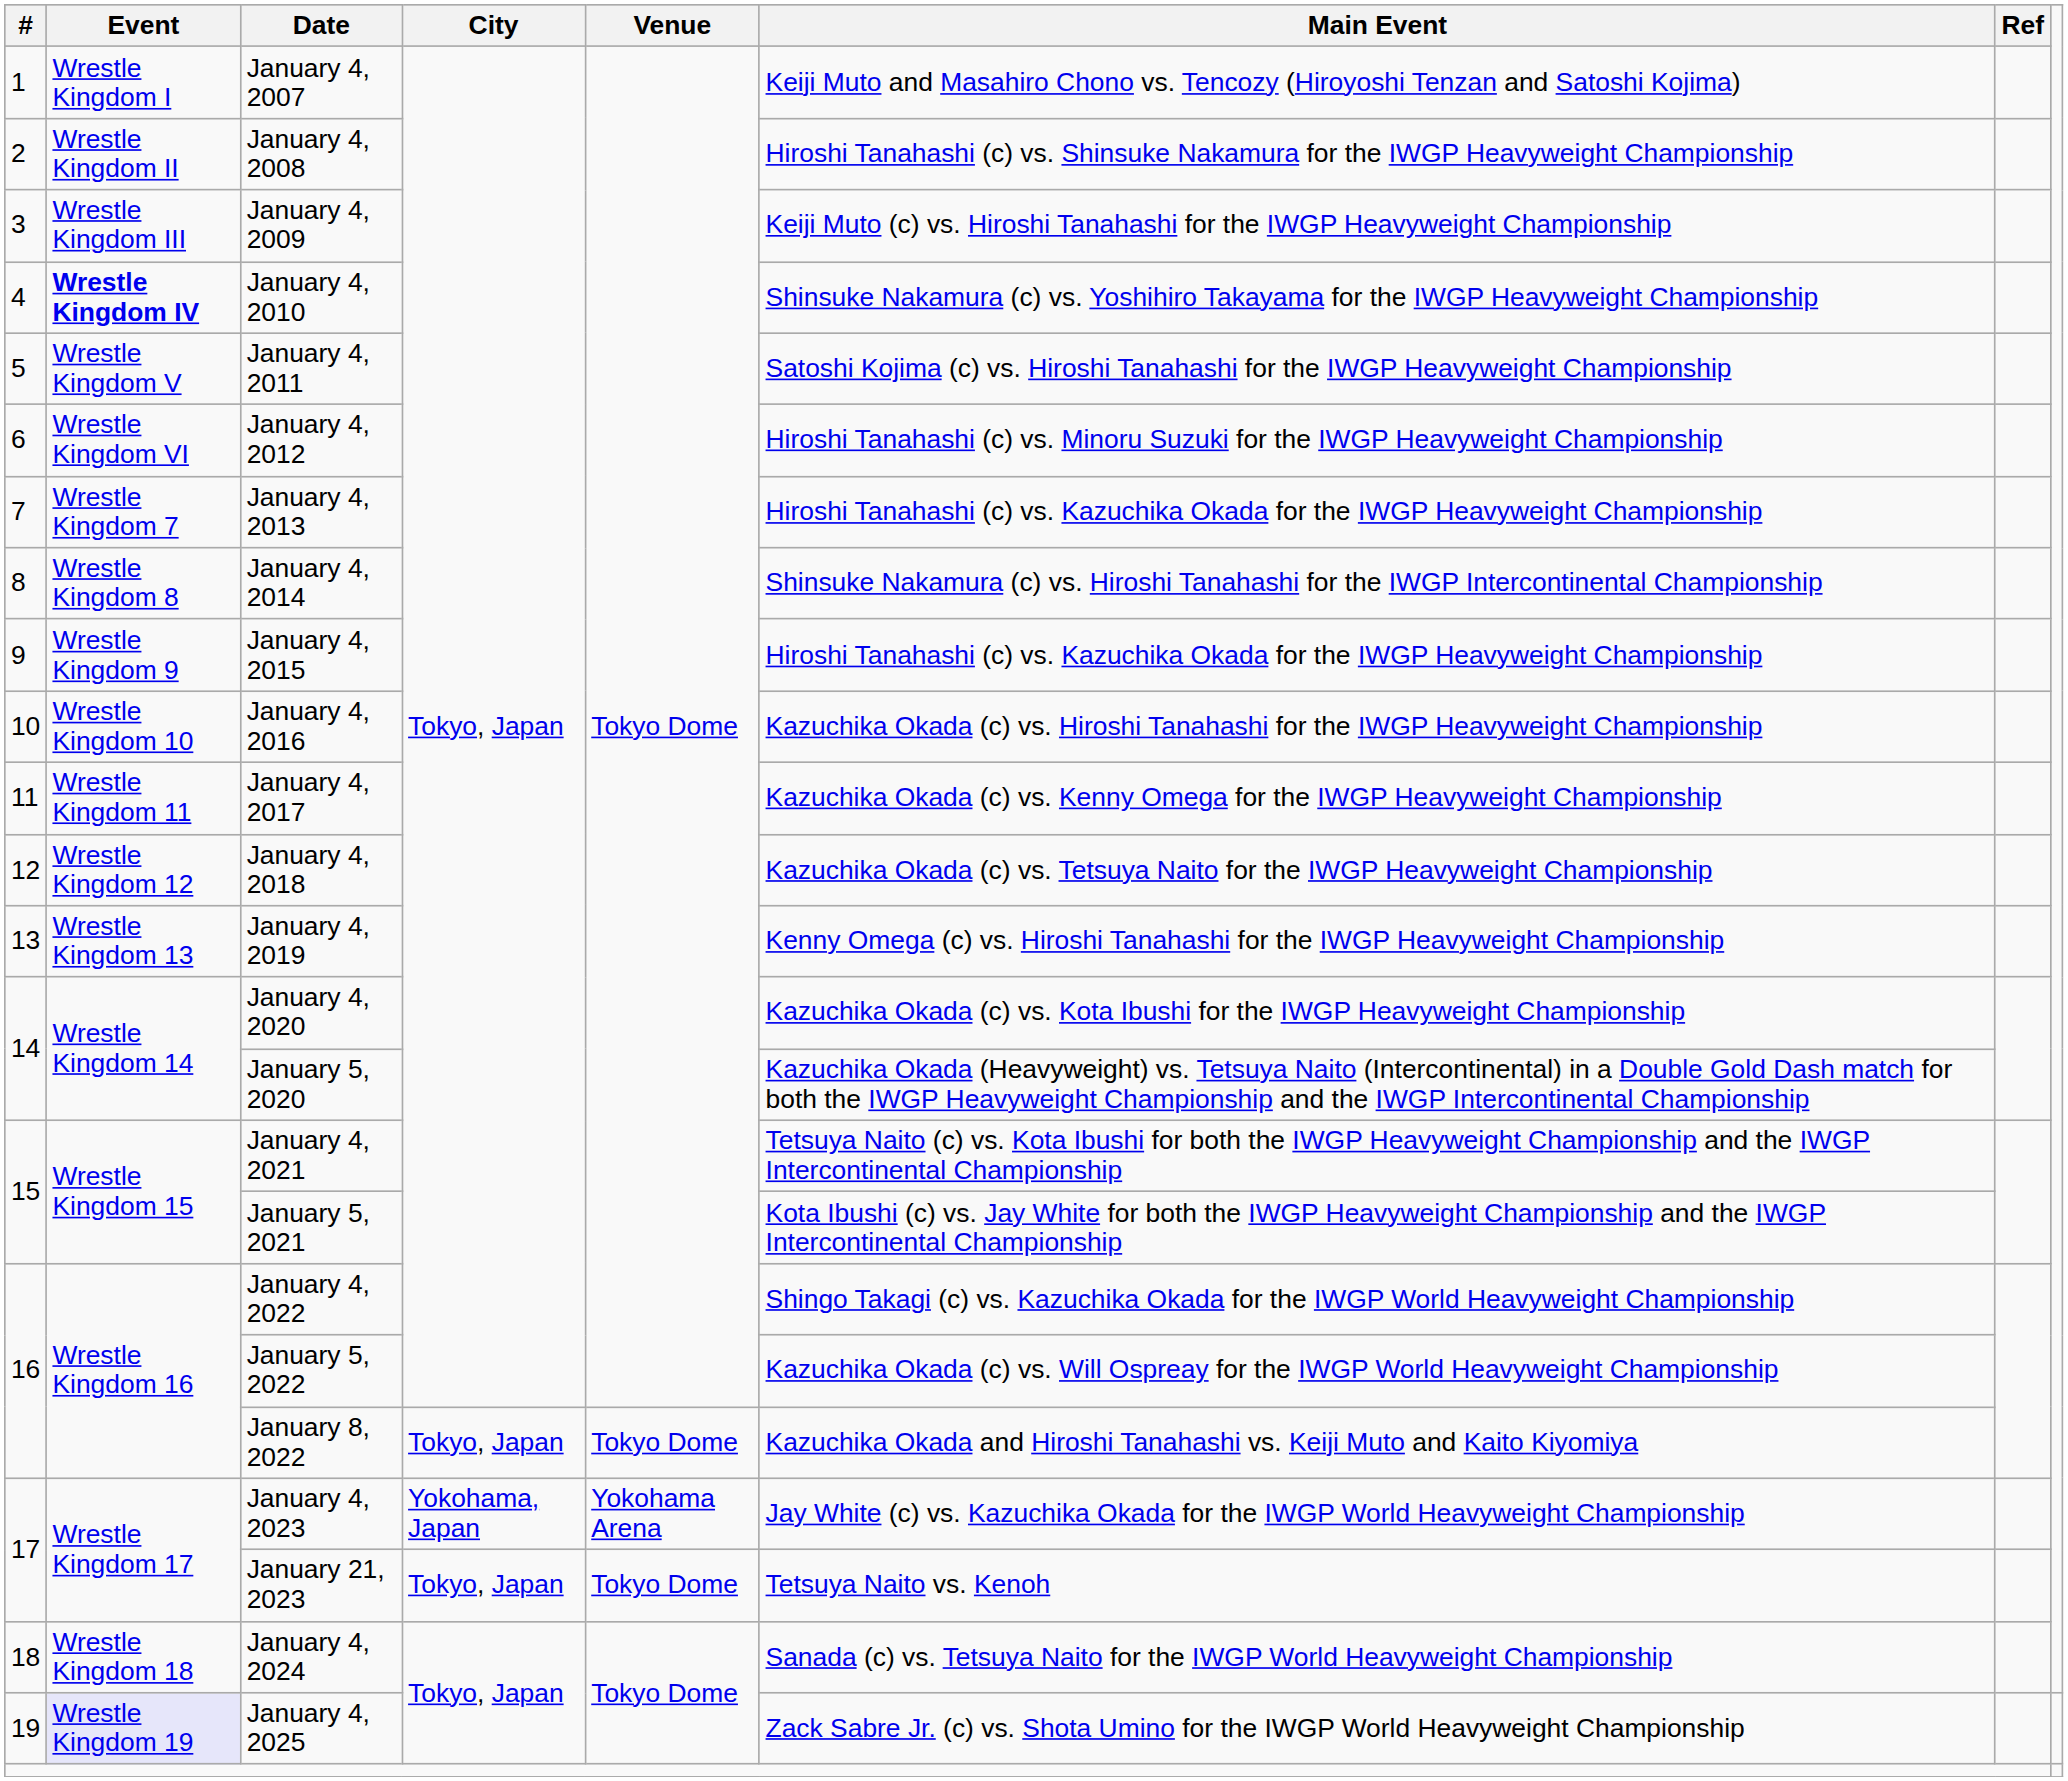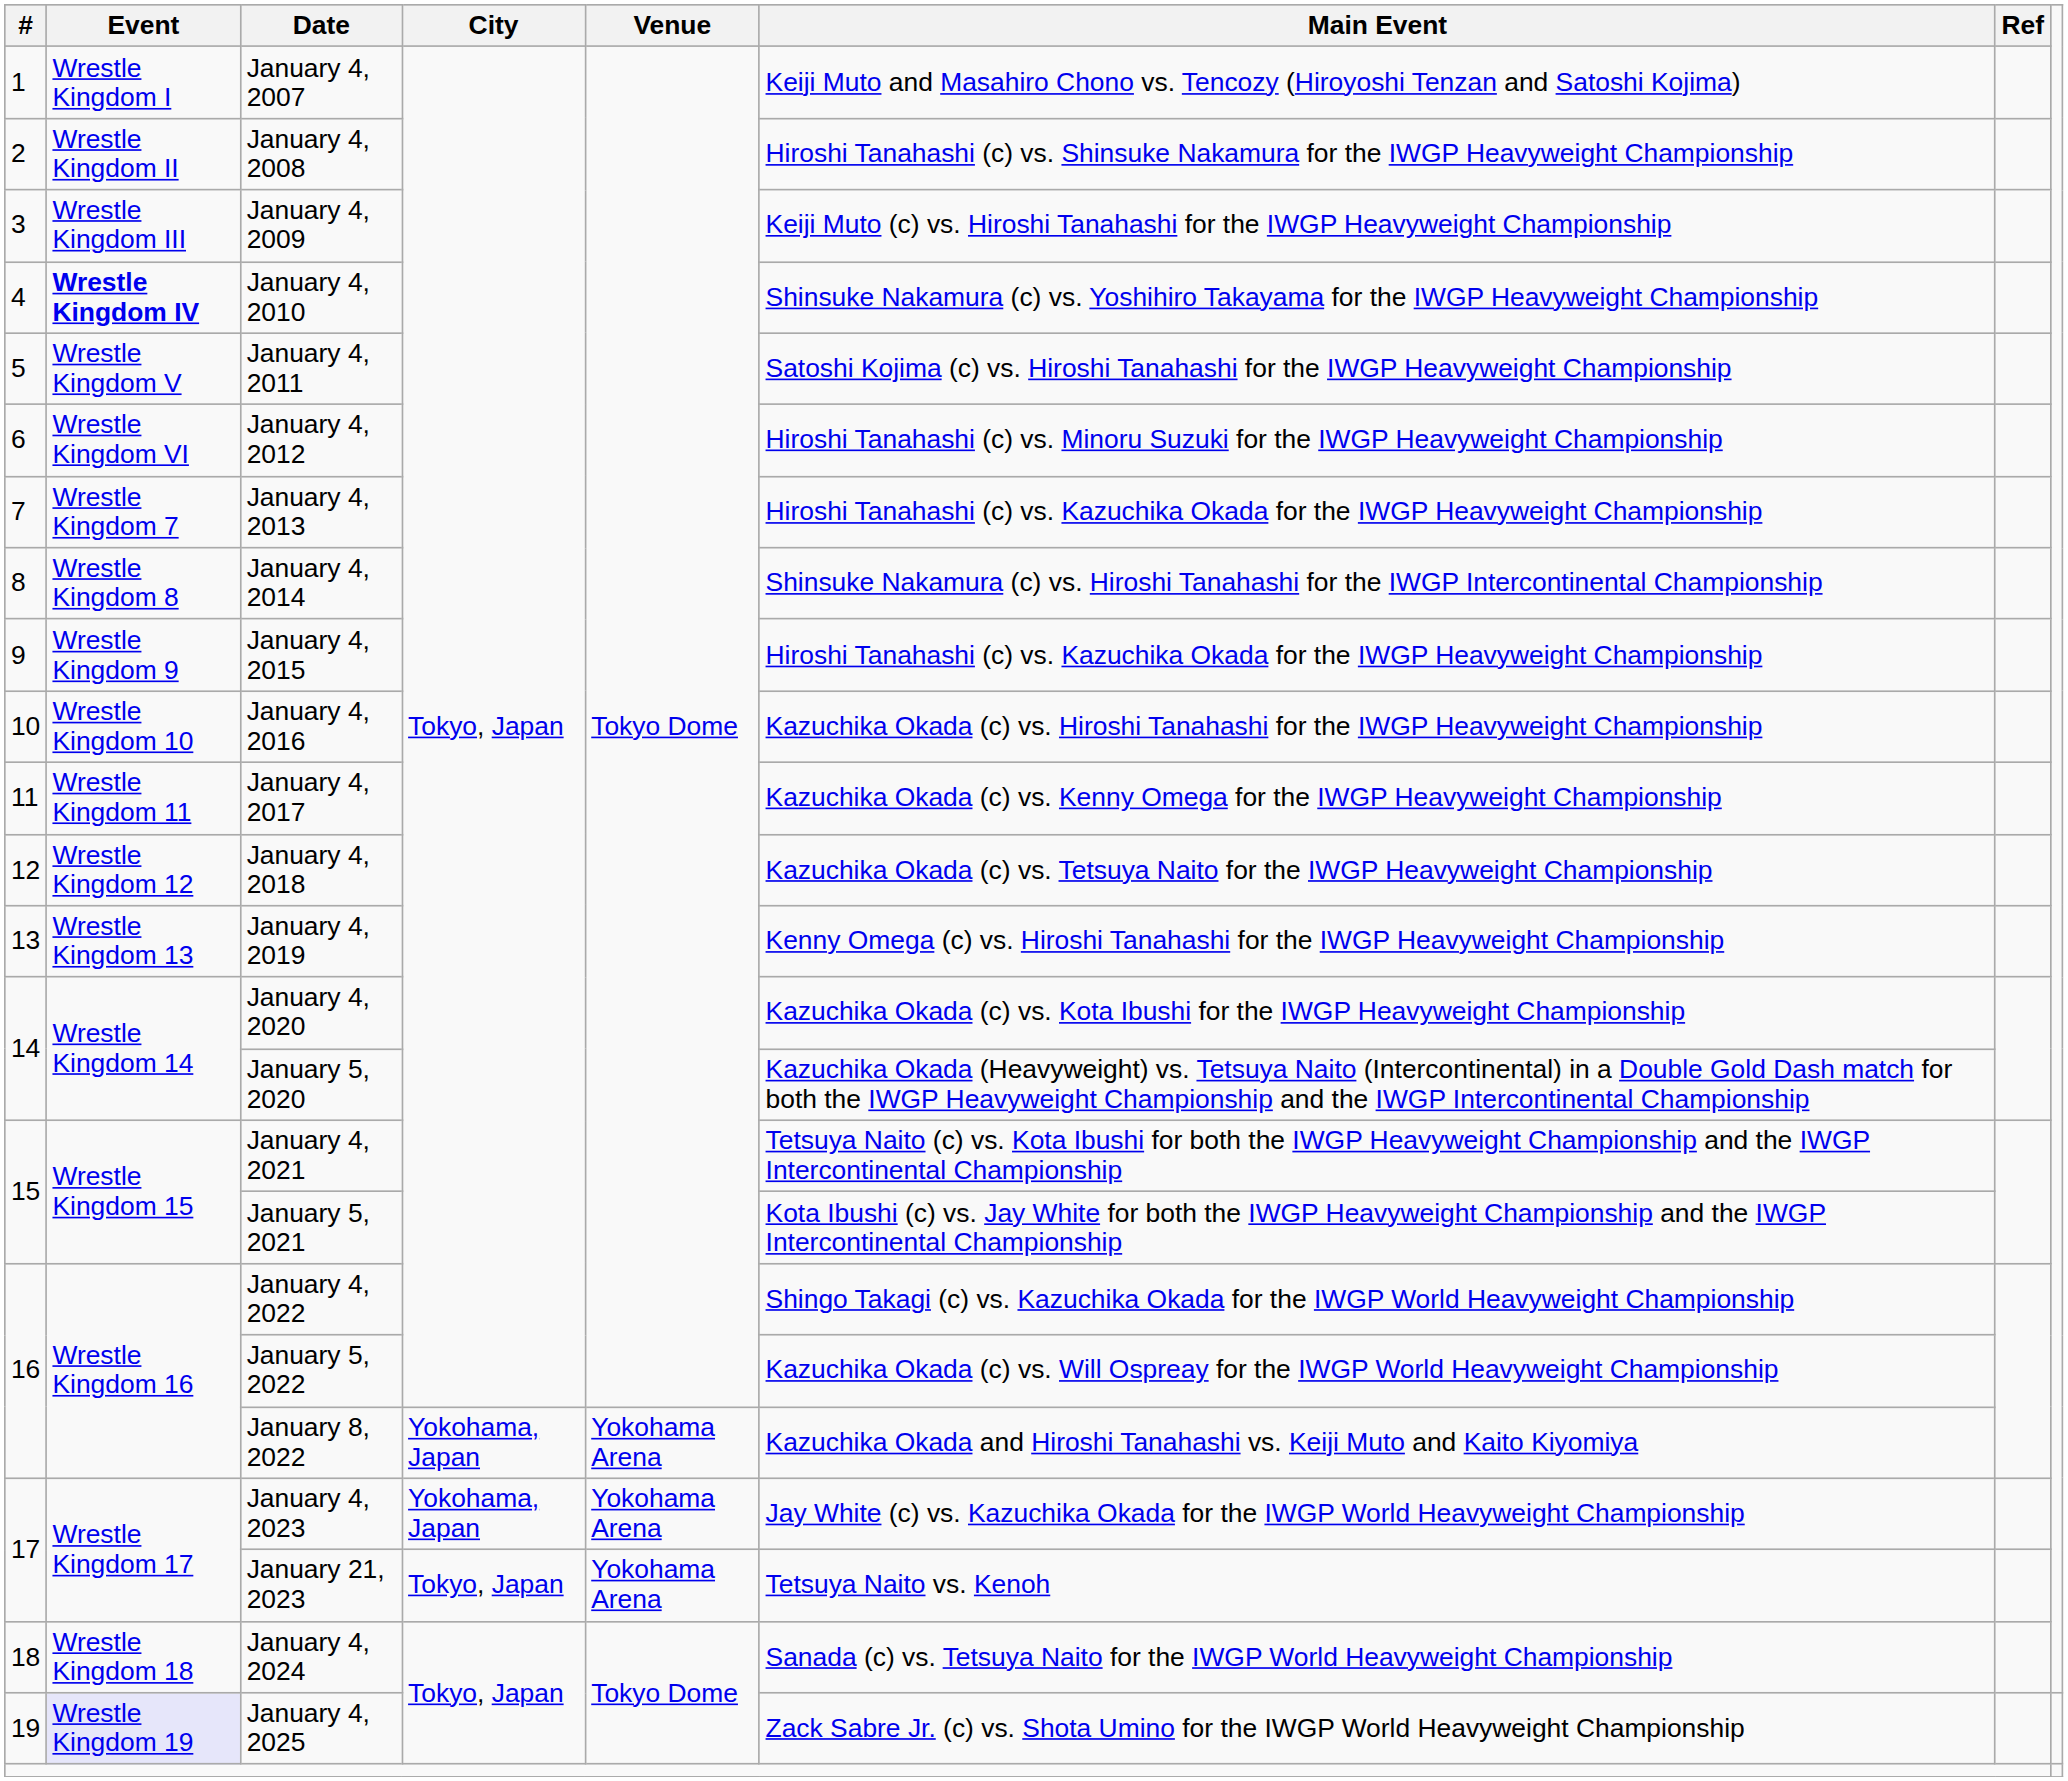(486, 1441) Tokyo, Japan -> (474, 1441) Yokohama, Japan
(665, 1441) Tokyo Dome -> (653, 1441) Yokohama Arena
(665, 1585) Tokyo Dome -> (653, 1585) Yokohama Arena
